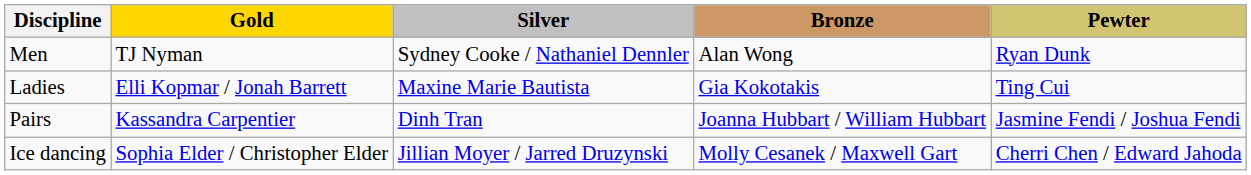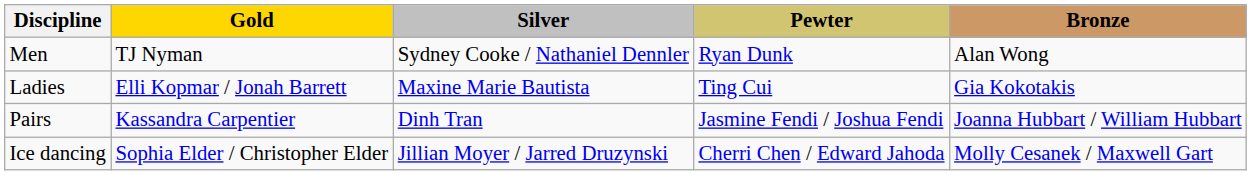columns swapped: (842, 20) <-> (1119, 20)
